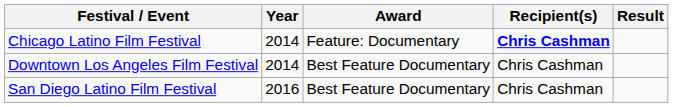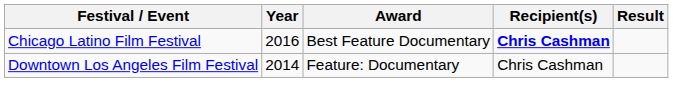(282, 41) 2014 -> (282, 41) 2016
(383, 41) Feature: Documentary -> (398, 41) Best Feature Documentary
(398, 65) Best Feature Documentary -> (383, 65) Feature: Documentary
- row: (112, 89)
